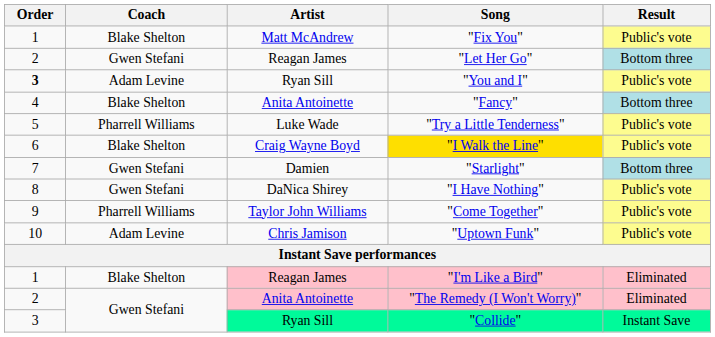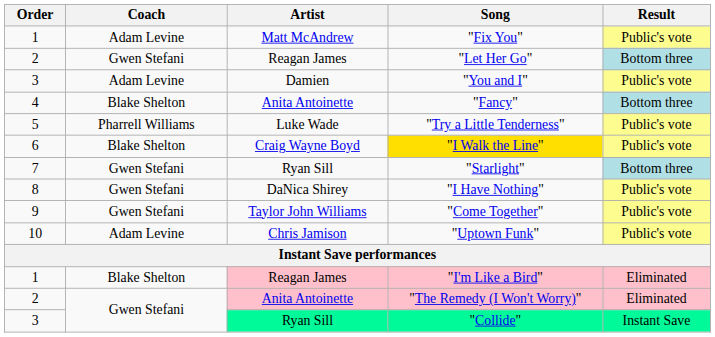(146, 37) Blake Shelton -> (146, 37) Adam Levine
(35, 80) bold -> (35, 80) normal
(307, 80) Ryan Sill -> (307, 80) Damien
(307, 168) Damien -> (307, 168) Ryan Sill
(146, 211) Pharrell Williams -> (146, 211) Gwen Stefani
